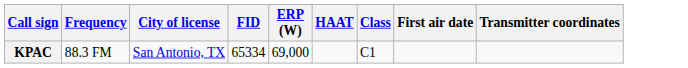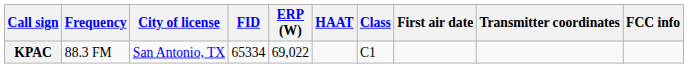+ column: (653, 22)
(290, 52) 69,000 -> (290, 52) 69,022
